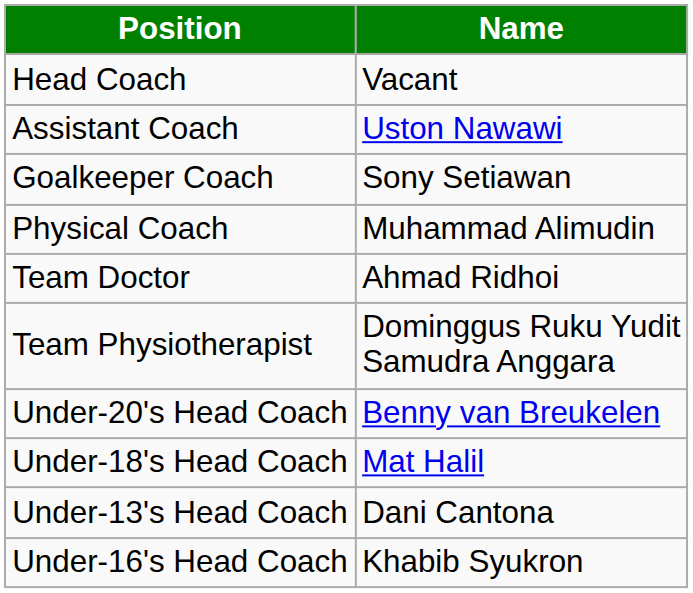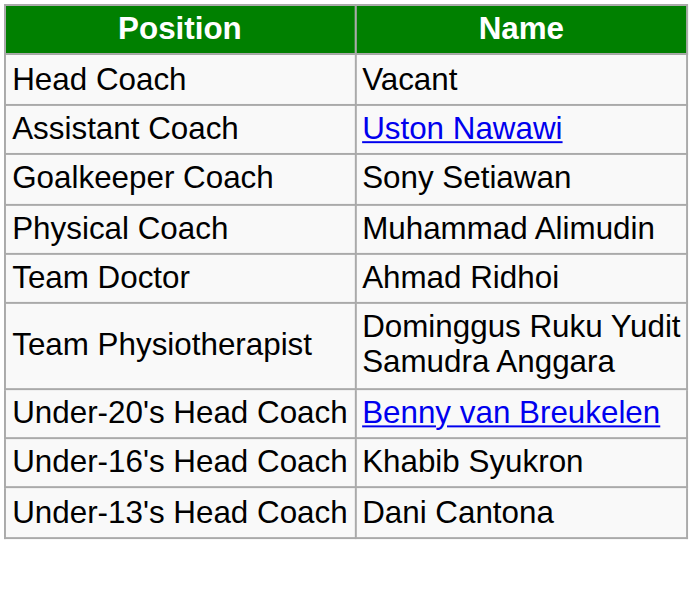- row: (180, 462)
rows swapped: (180, 561) <-> (180, 512)
